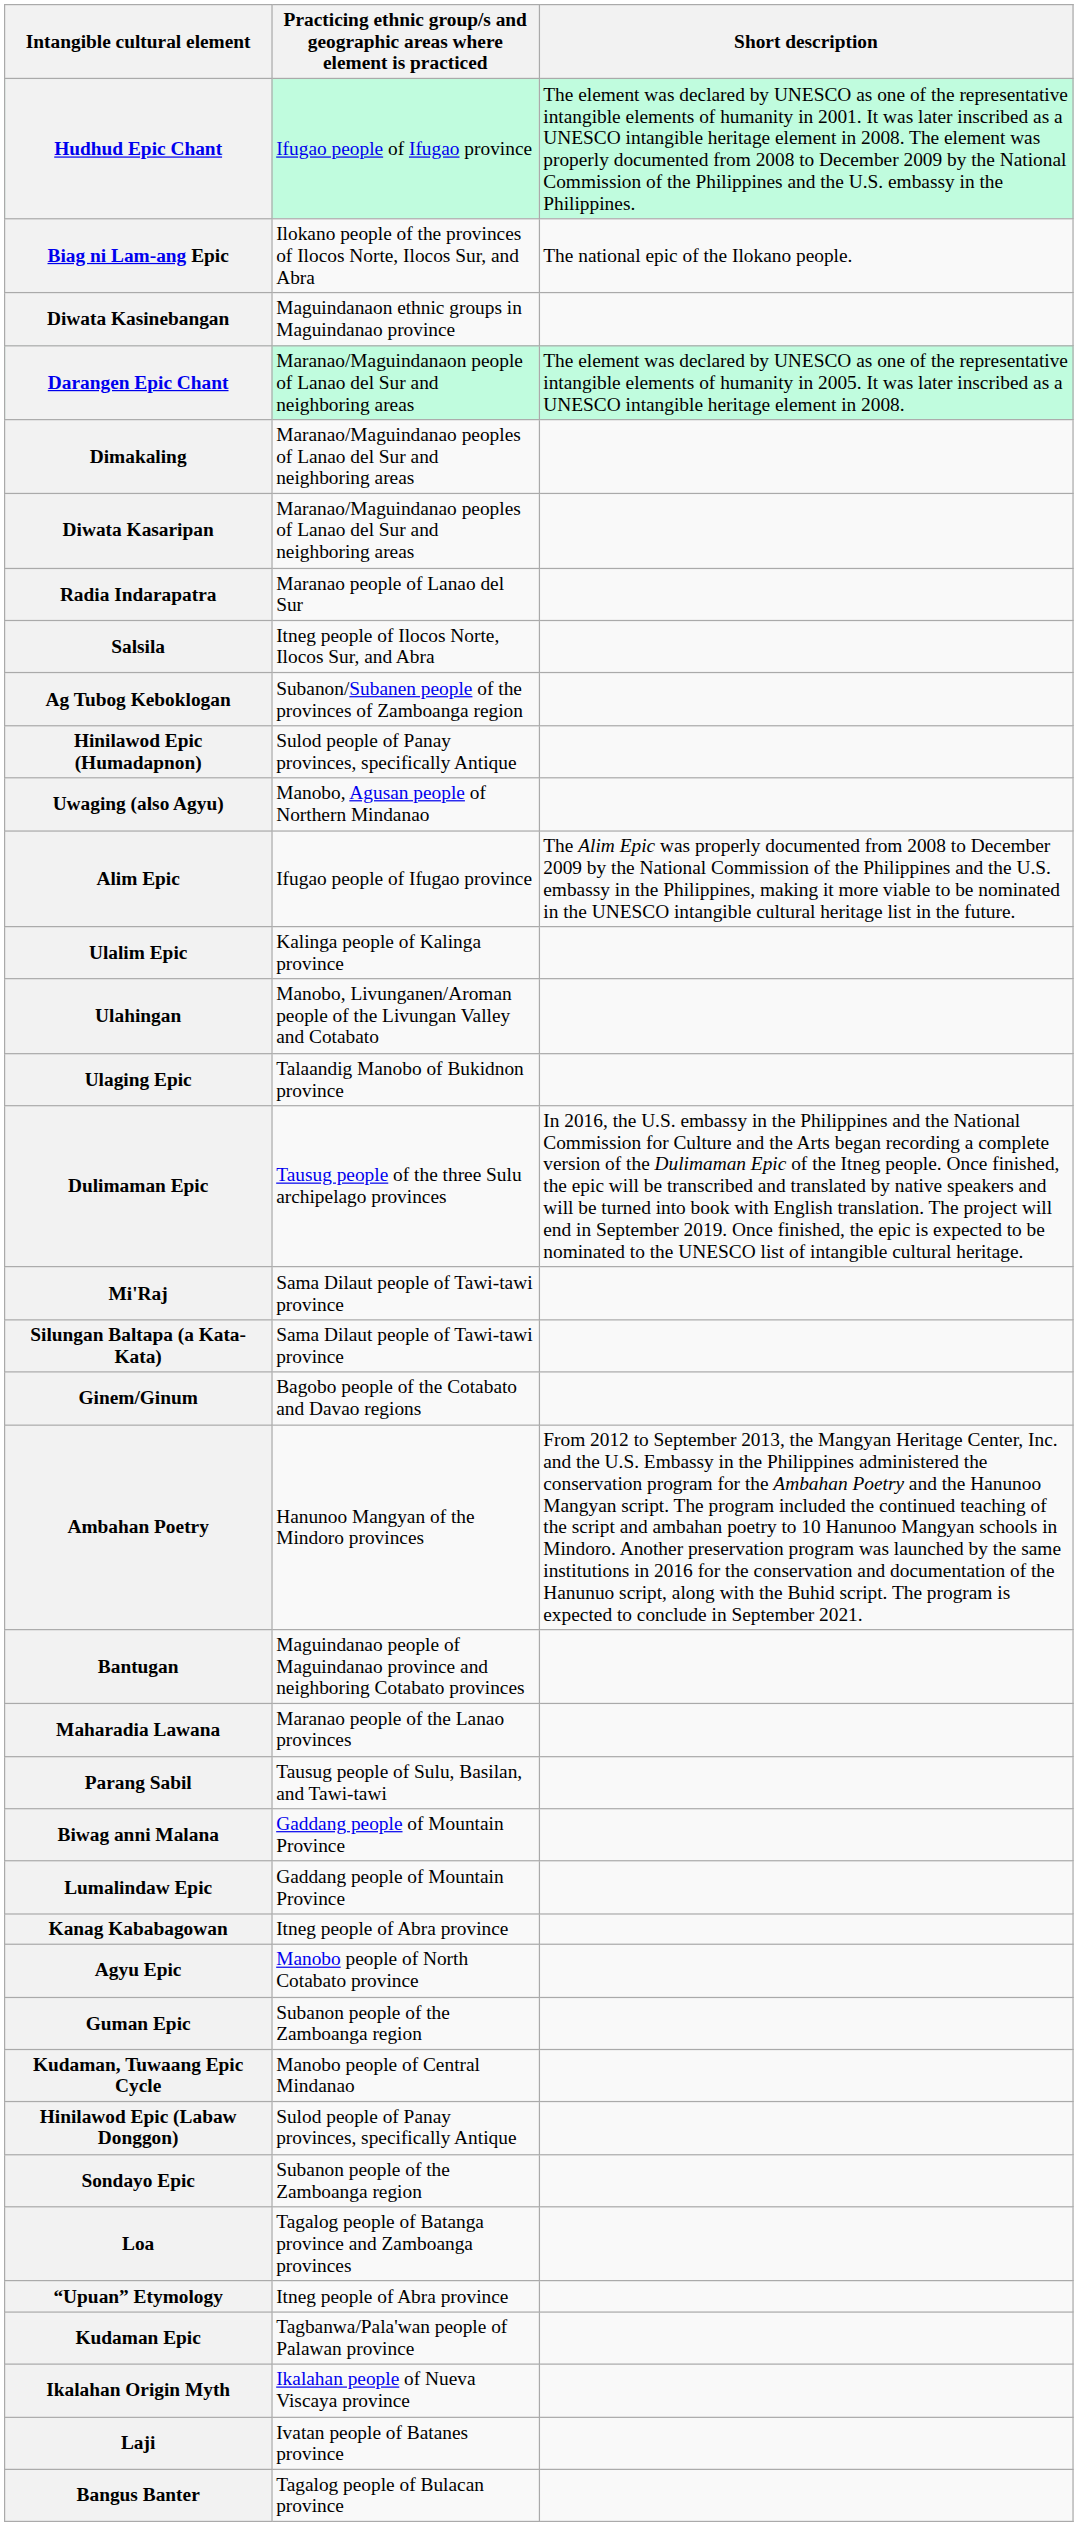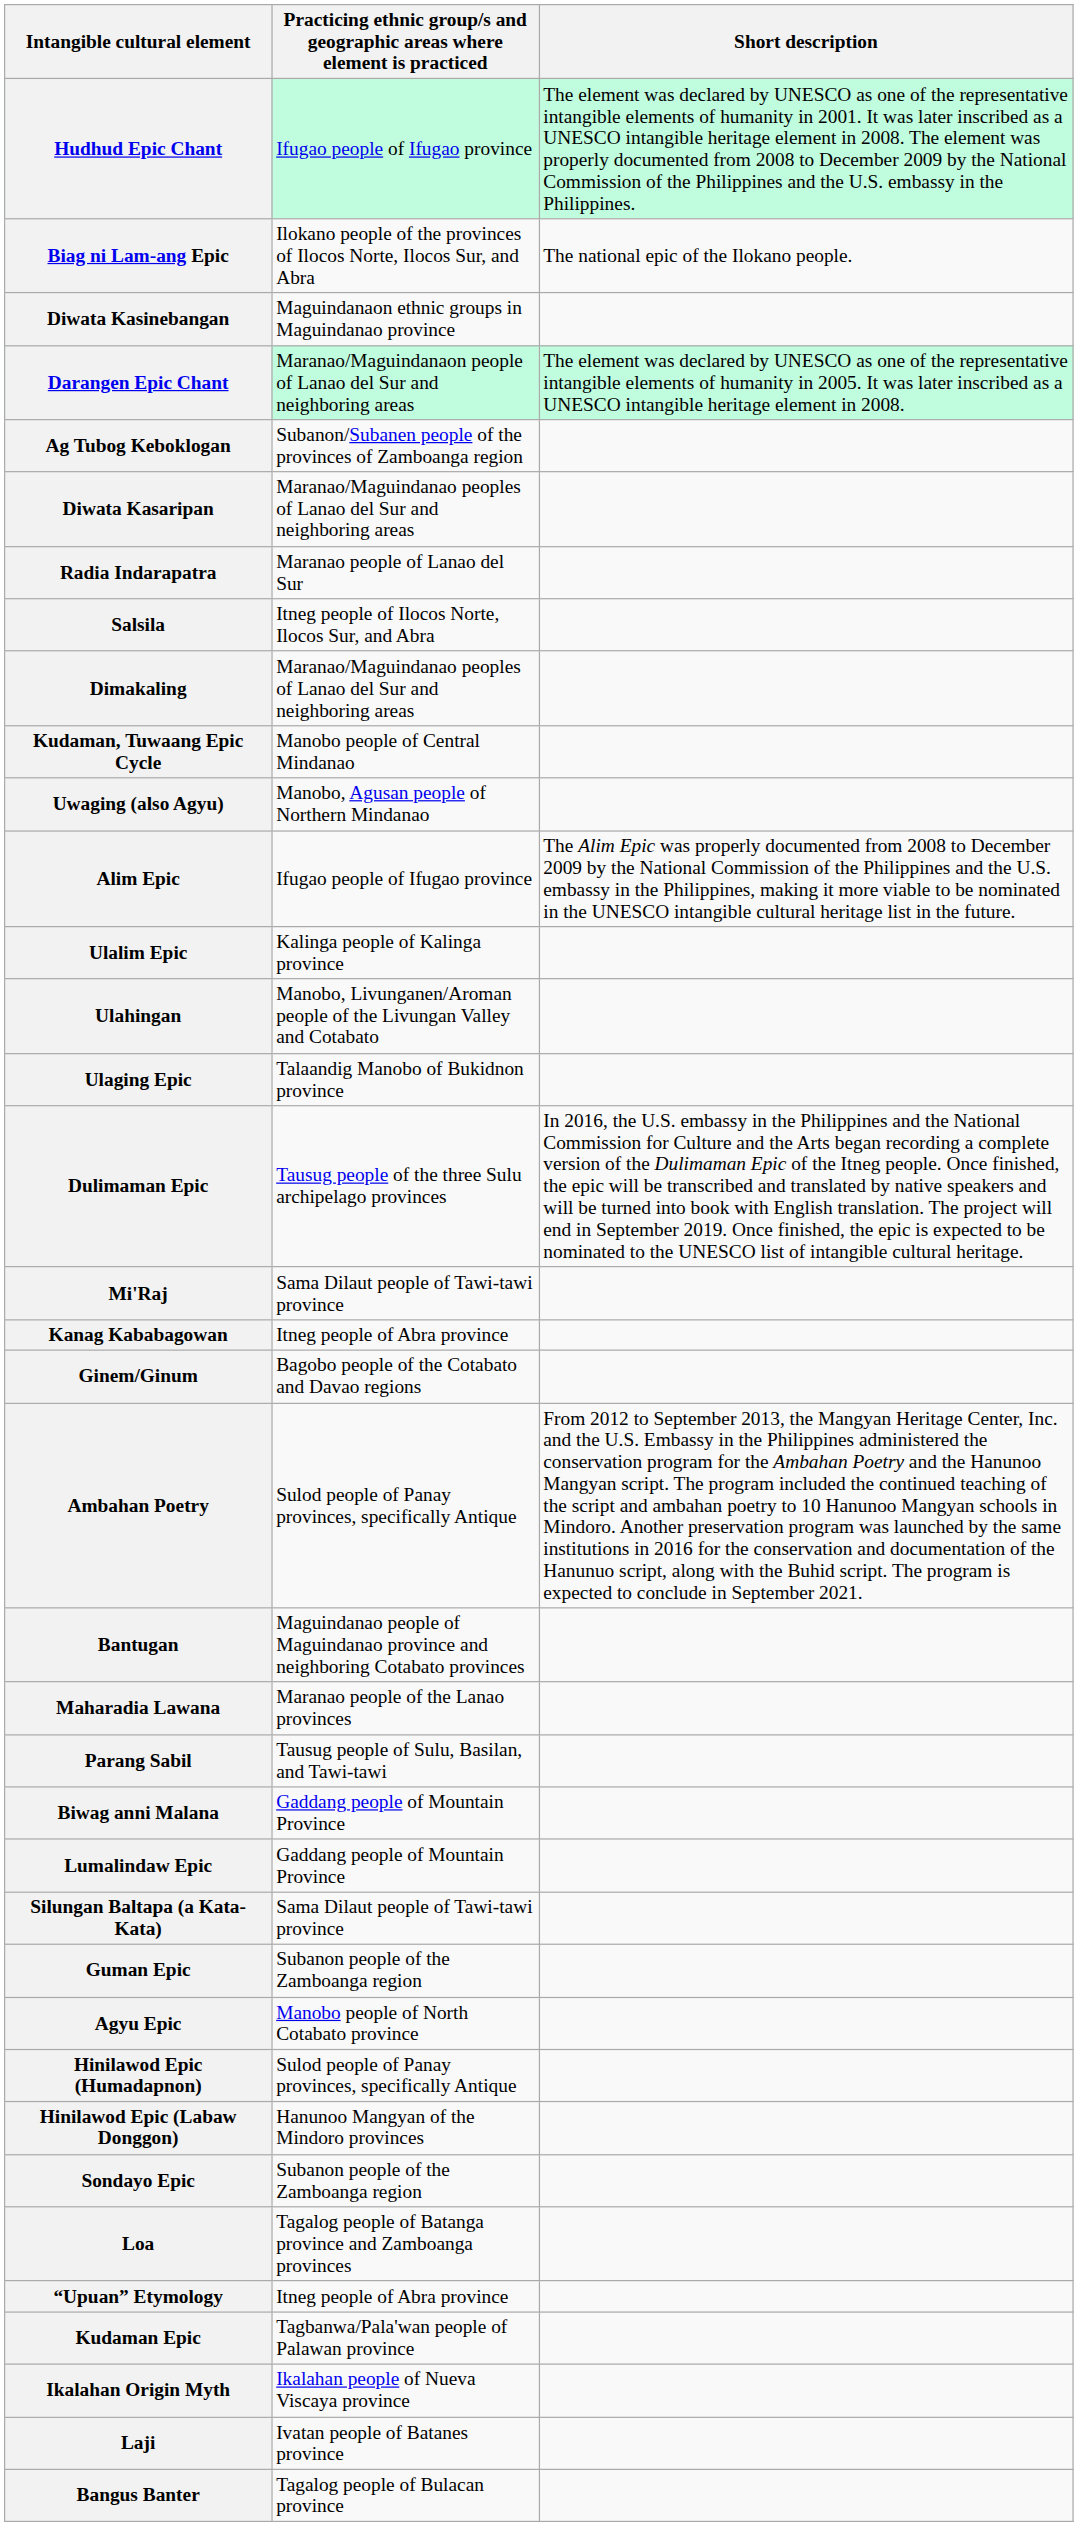rows swapped: (138, 456) <-> (138, 699)
rows swapped: (138, 2075) <-> (138, 751)
rows swapped: (138, 1345) <-> (138, 1928)
(375, 1526) Hanunoo Mangyan of the Mindoro provinces -> (396, 1505) Sulod people of Panay provinces, specifically Antique
rows swapped: (138, 1970) <-> (138, 2023)
(396, 2127) Sulod people of Panay provinces, specifically Antique -> (375, 2127) Hanunoo Mangyan of the Mindoro provinces
